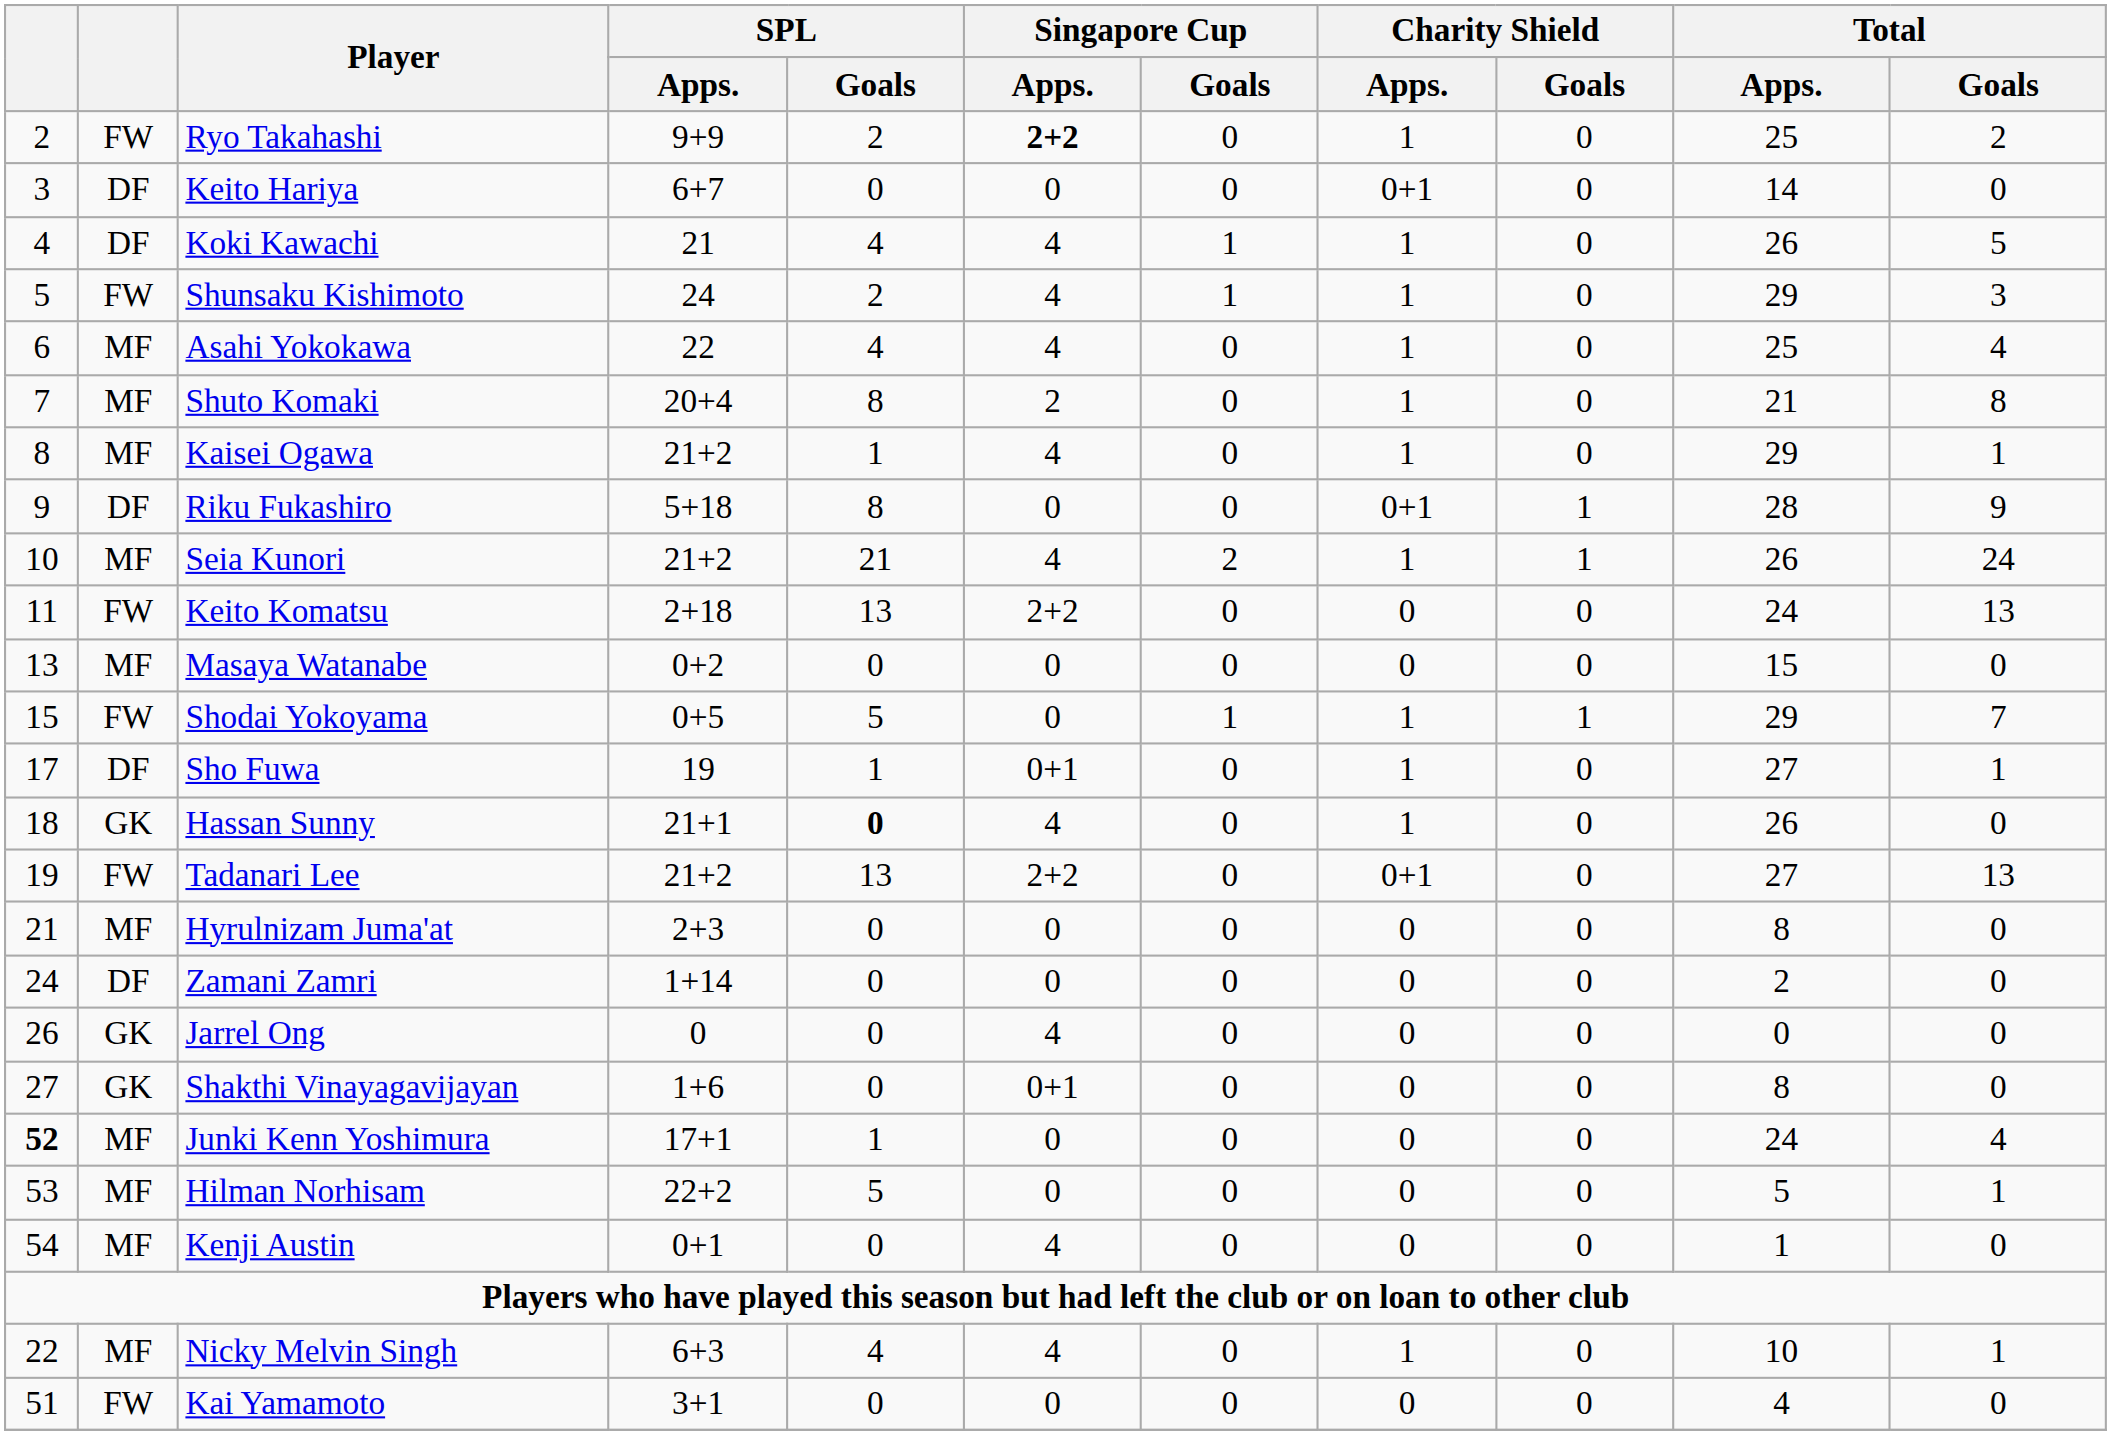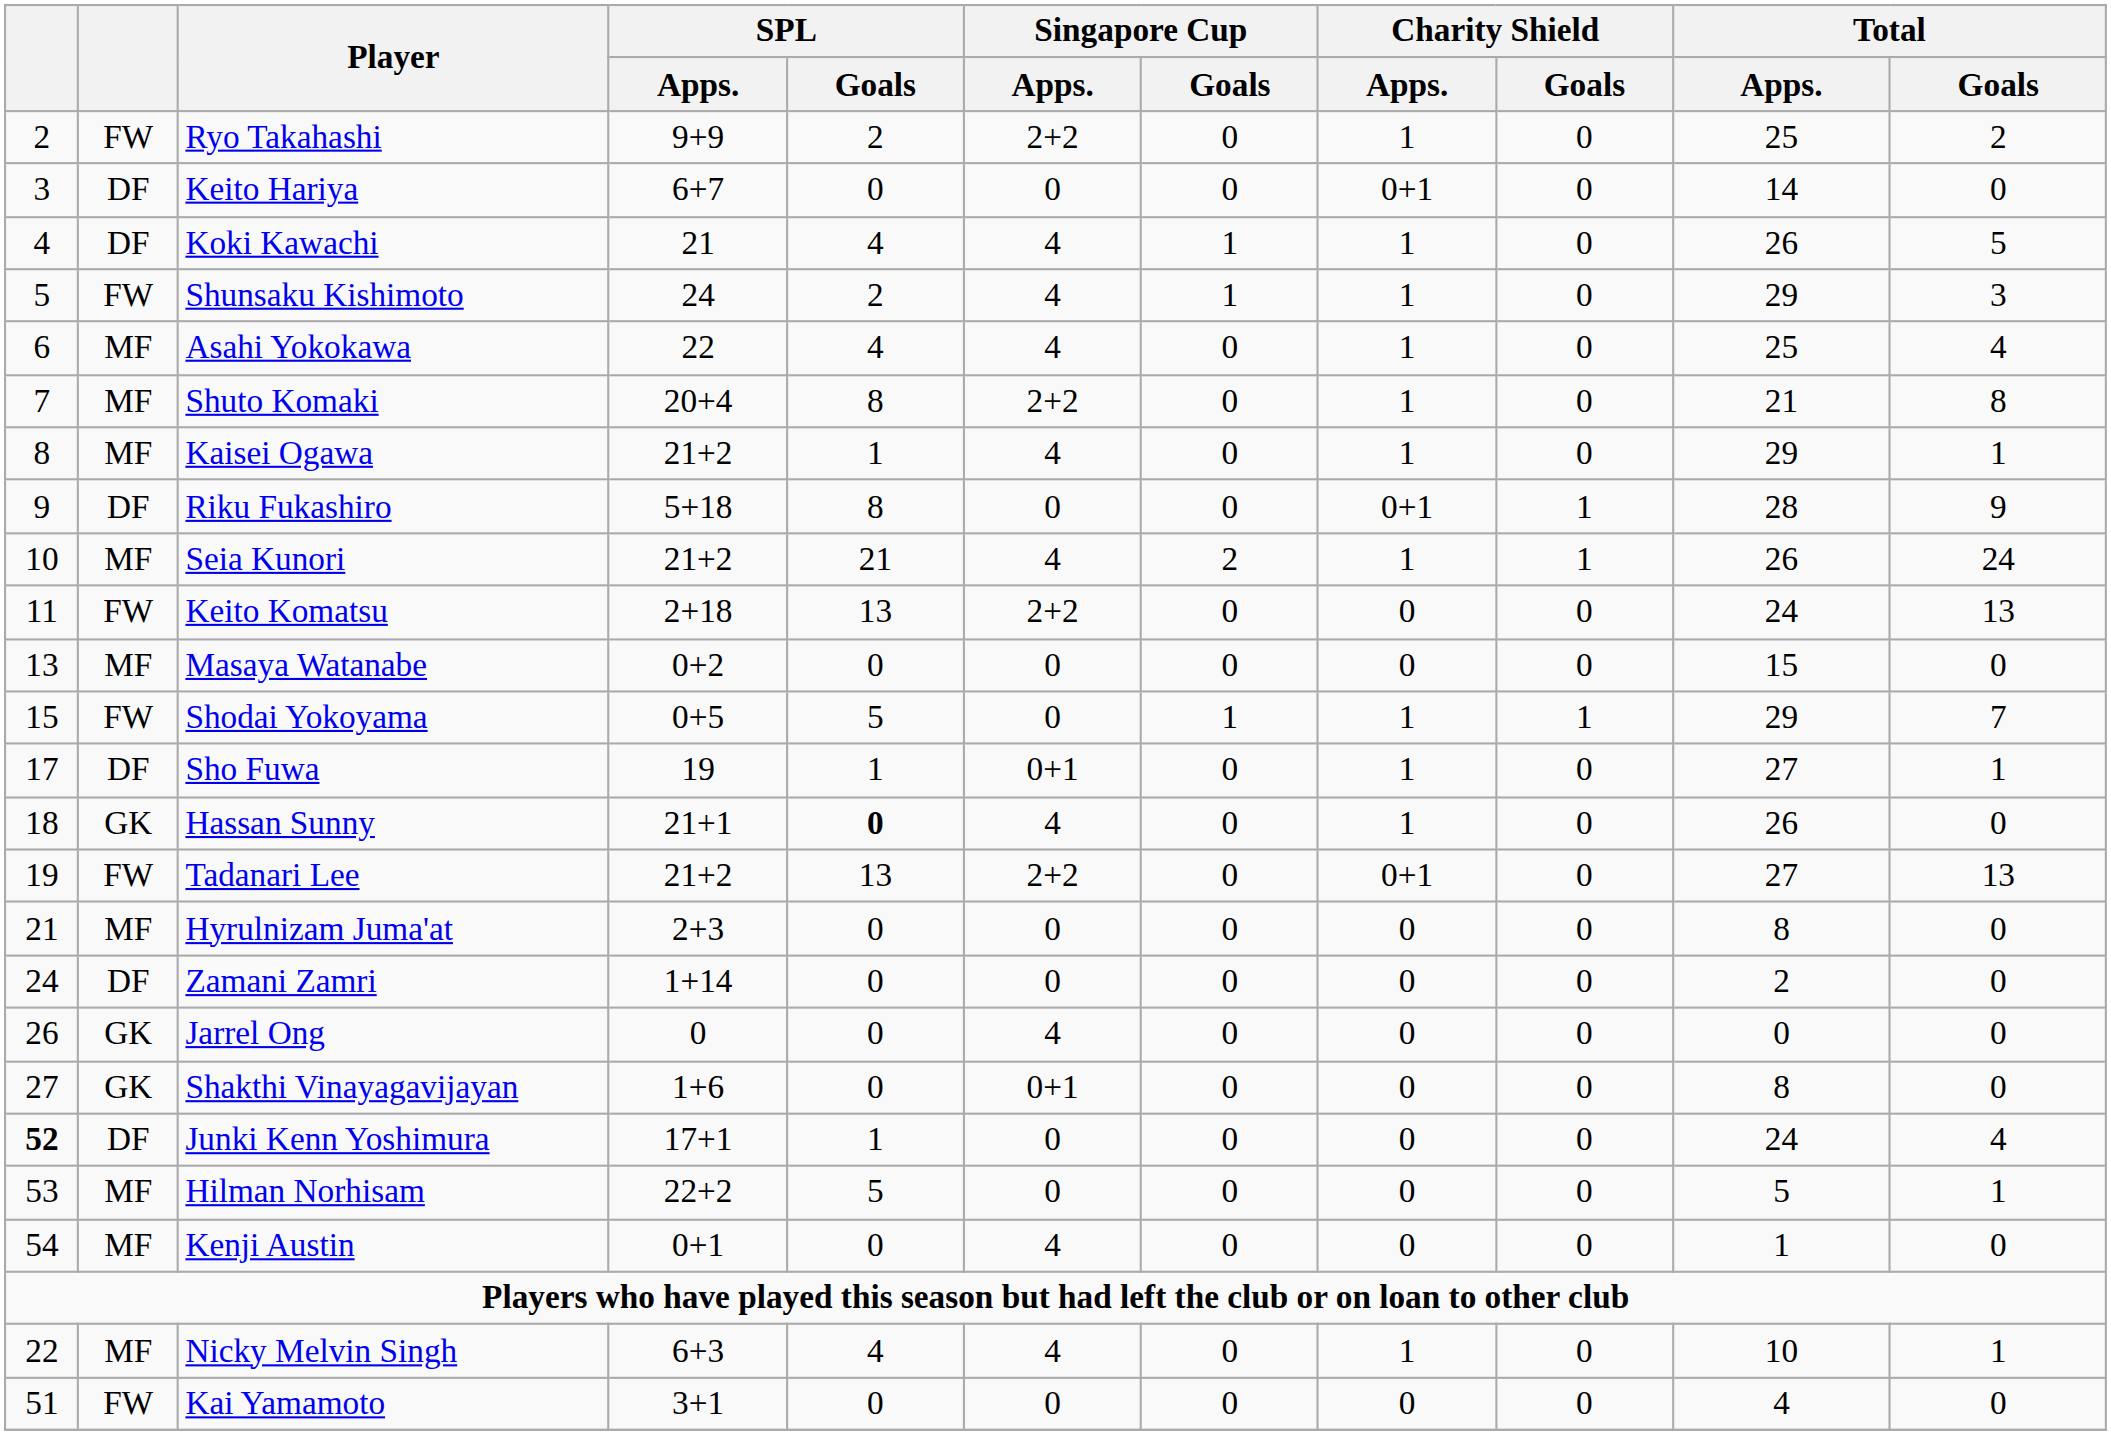(1053, 136) bold -> (1053, 136) normal
(1053, 400) 2 -> (1053, 400) 2+2
(128, 1139) MF -> (128, 1139) DF
